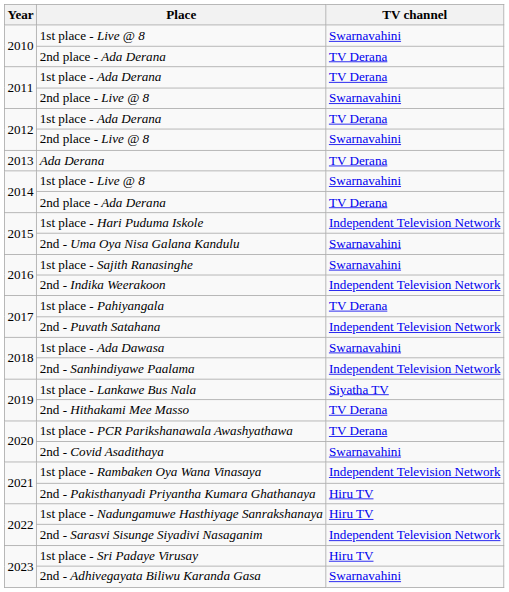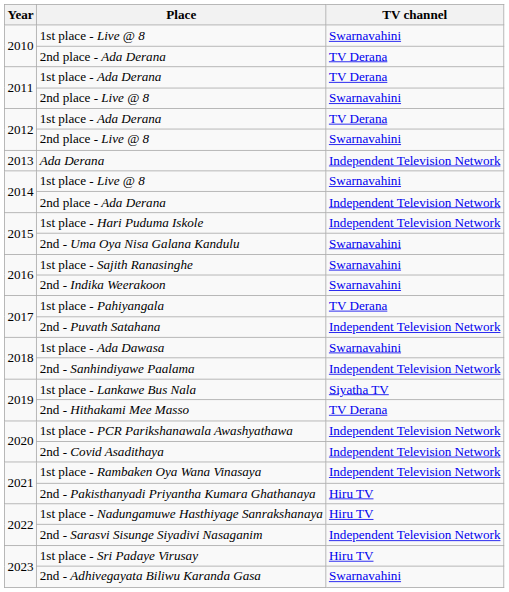(358, 160) TV Derana -> (415, 160) Independent Television Network
(358, 202) TV Derana -> (415, 202) Independent Television Network
(415, 285) Independent Television Network -> (365, 285) Swarnavahini
(358, 431) TV Derana -> (415, 431) Independent Television Network
(365, 451) Swarnavahini -> (415, 451) Independent Television Network
